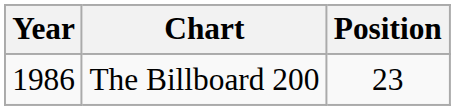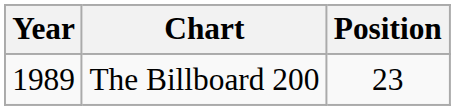(44, 79) 1986 -> (44, 79) 1989
